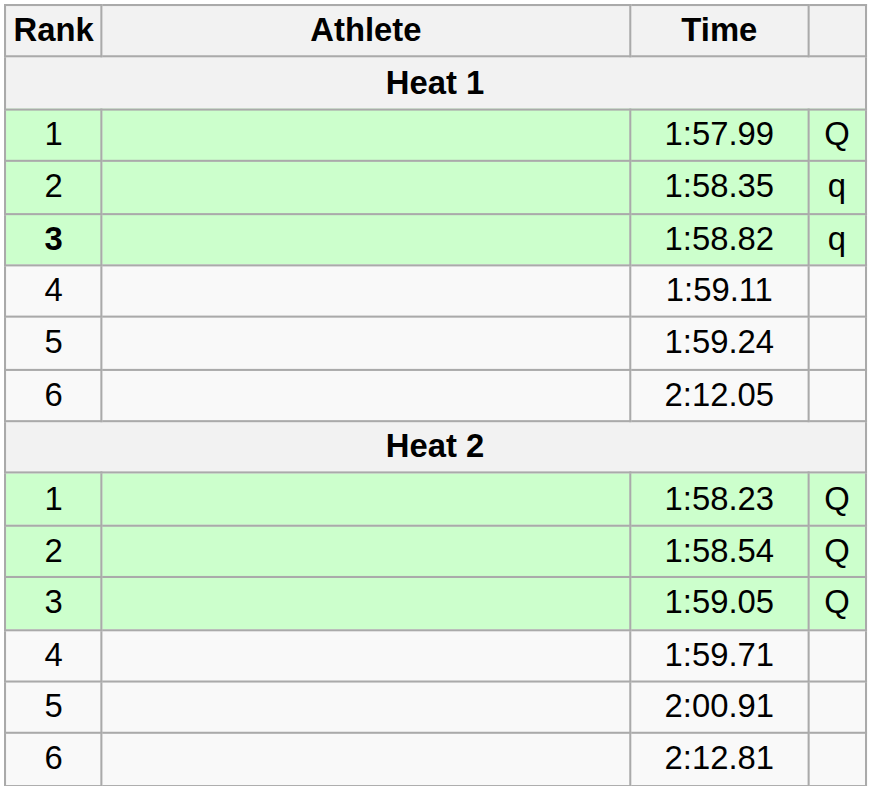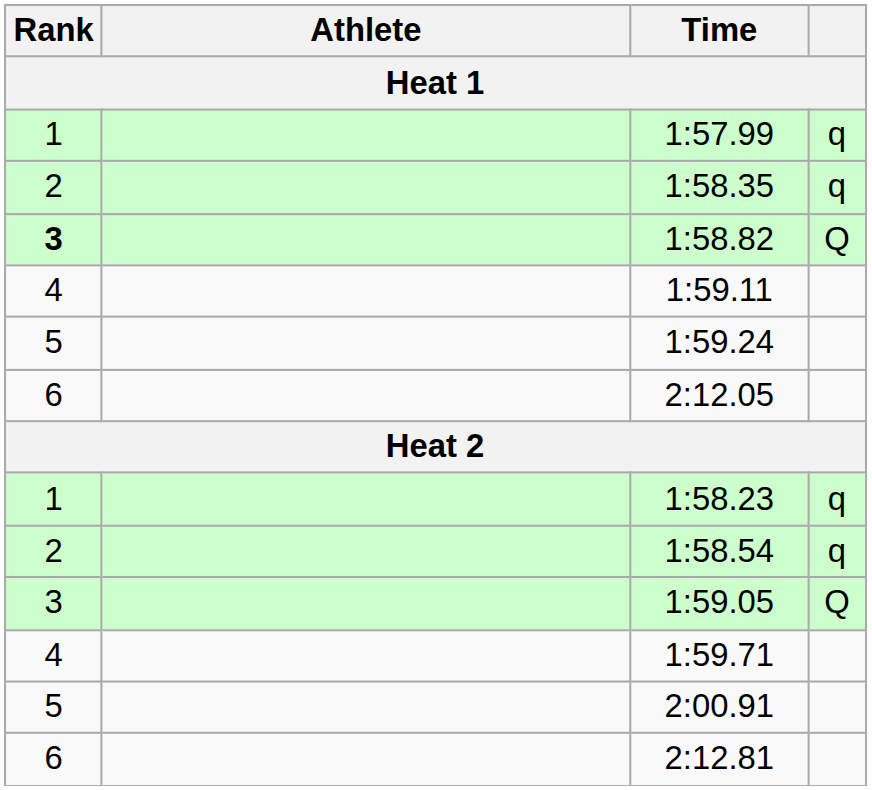(837, 134) Q -> (837, 134) q
(837, 238) q -> (837, 238) Q
(837, 498) Q -> (837, 498) q
(837, 550) Q -> (837, 550) q
